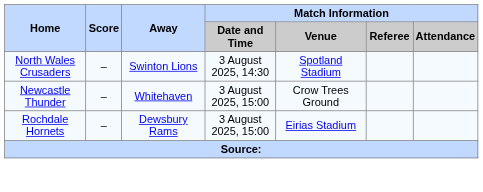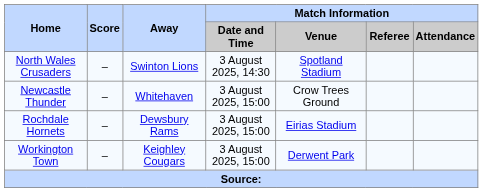+ row: (46, 155)
